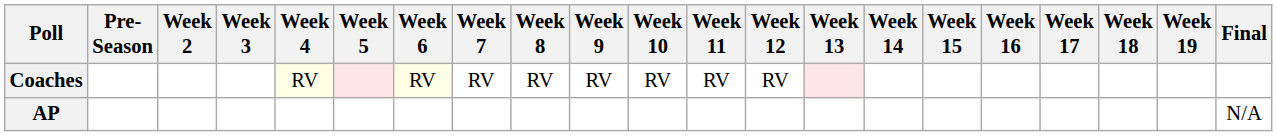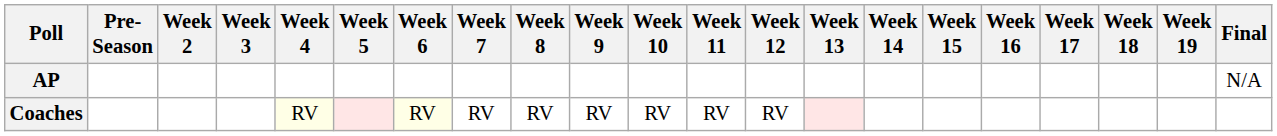rows swapped: (46, 114) <-> (46, 80)
